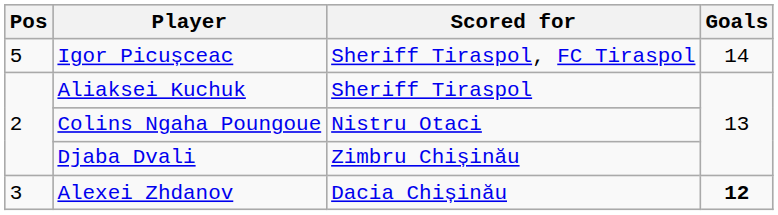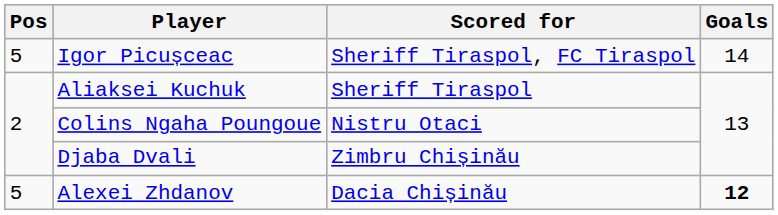(16, 192) 3 -> (16, 192) 5
